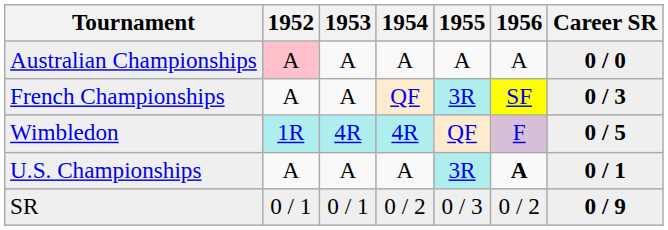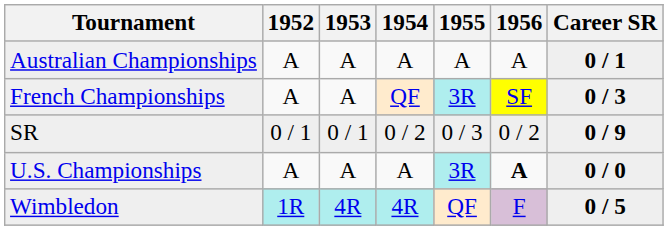(291, 59) pink background -> (291, 59) no background
(605, 59) 0 / 0 -> (605, 59) 0 / 1
rows swapped: (64, 133) <-> (24, 206)
(605, 170) 0 / 1 -> (605, 170) 0 / 0
